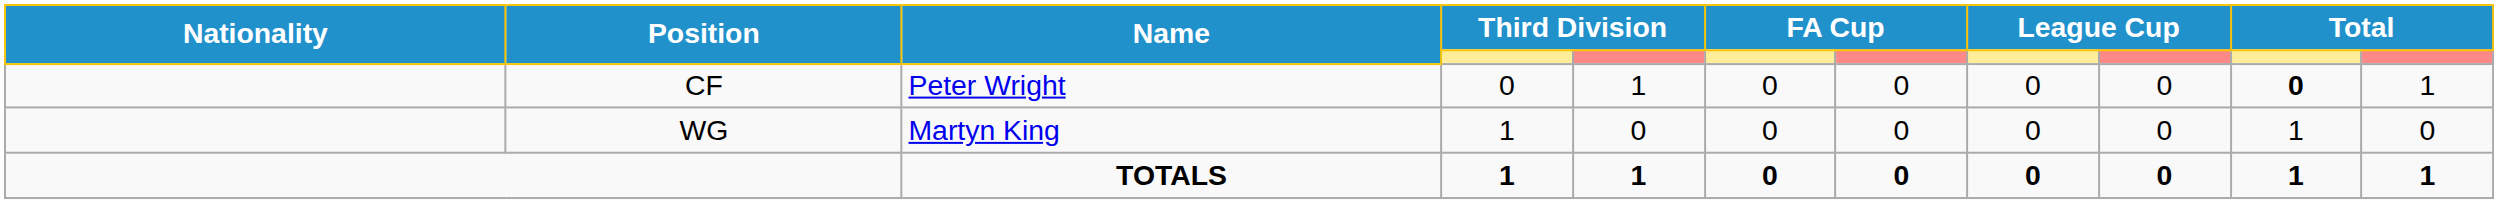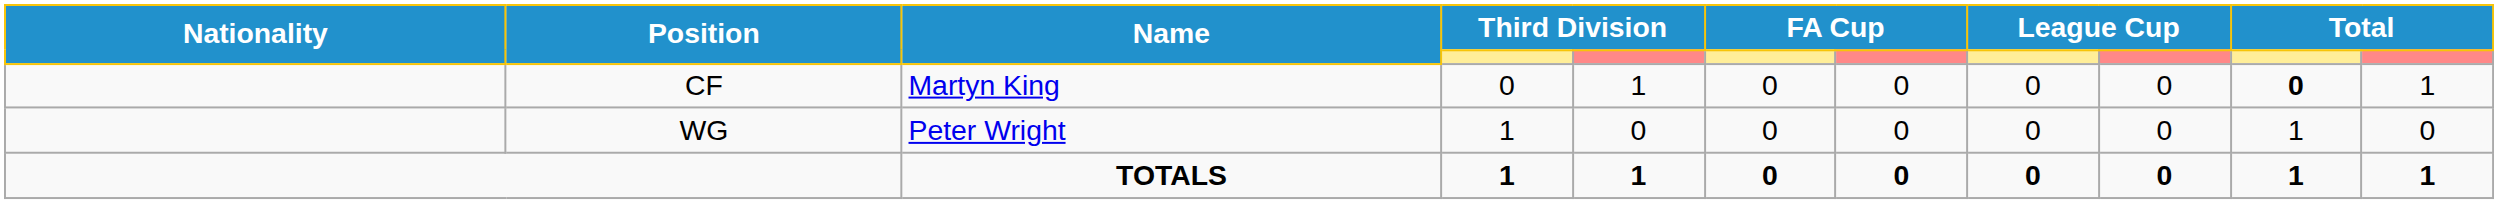(987, 86) Peter Wright -> (984, 86) Martyn King
(984, 131) Martyn King -> (987, 131) Peter Wright
